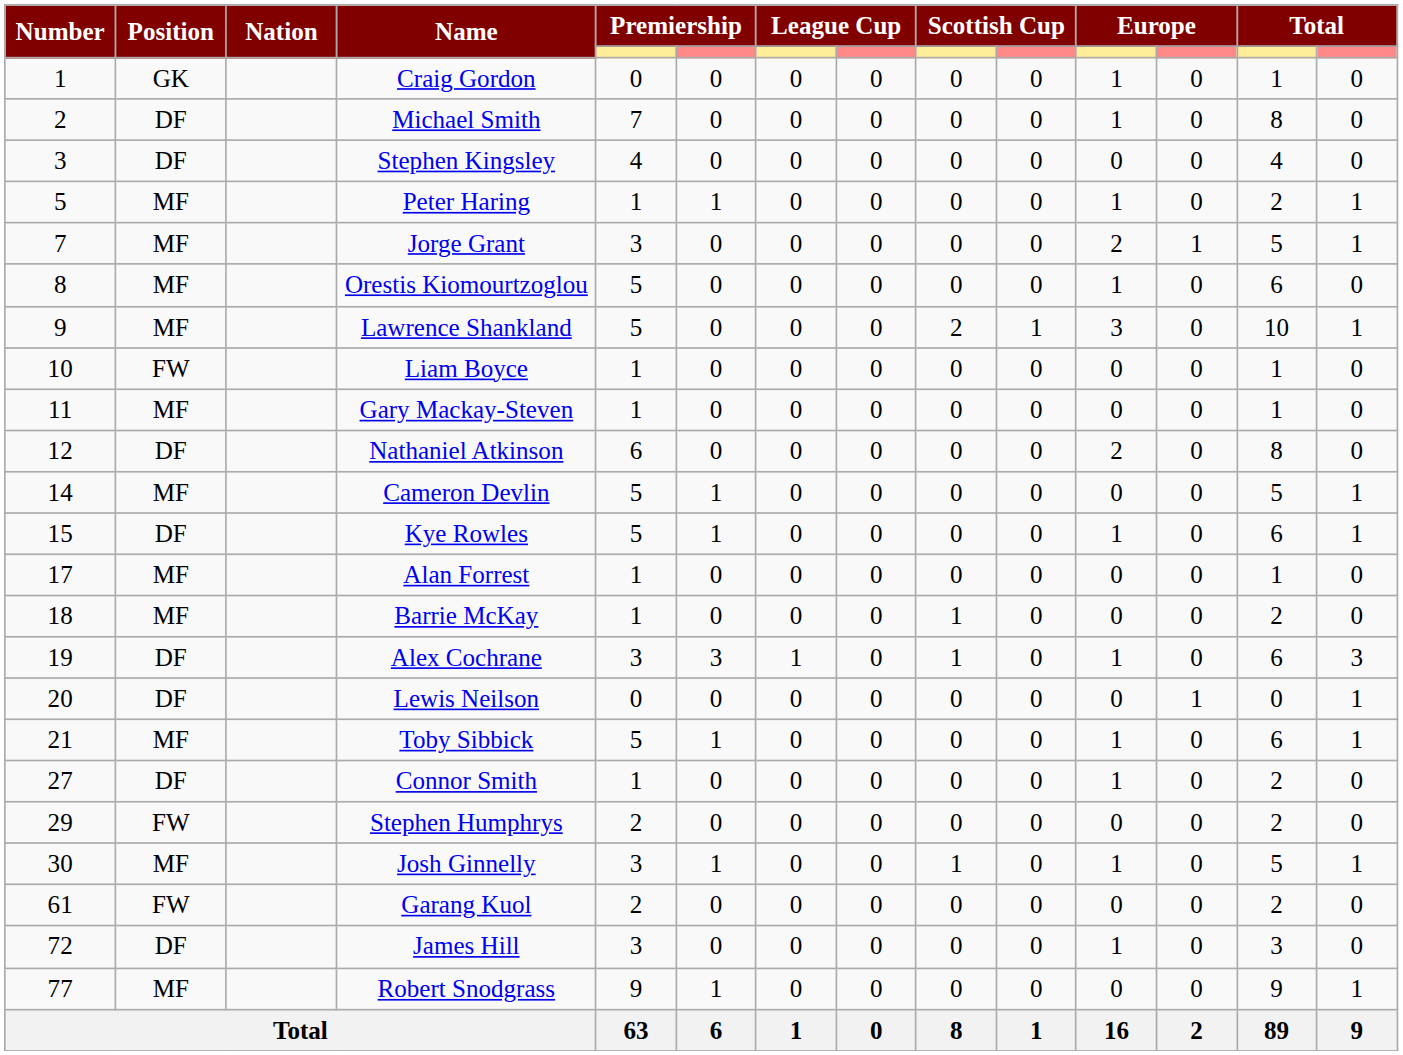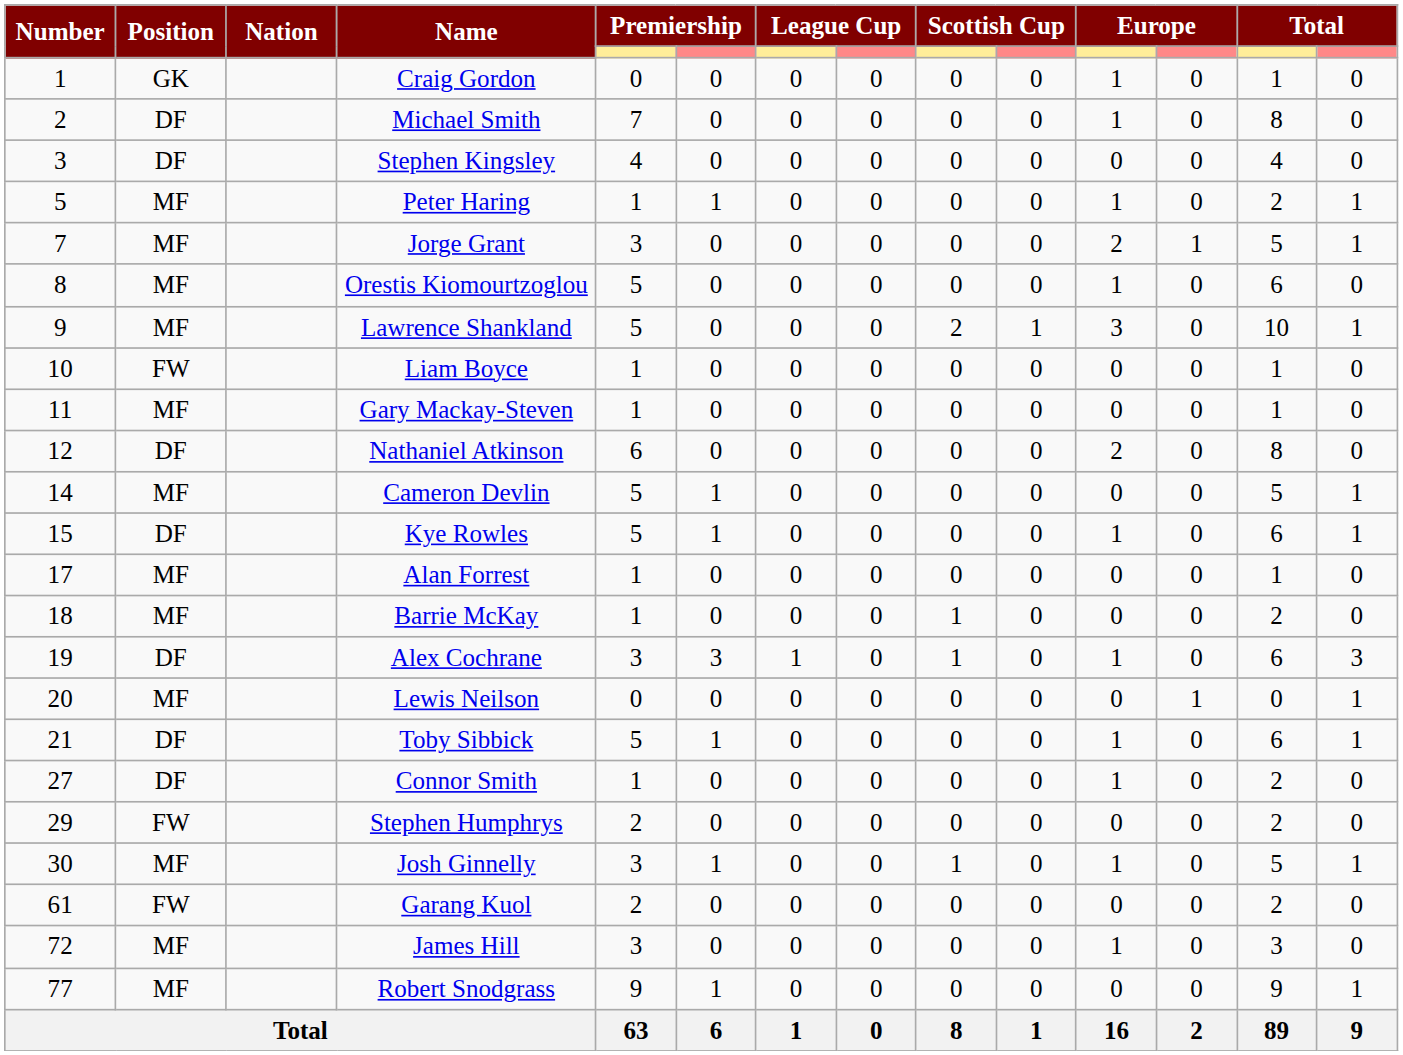(171, 698) DF -> (171, 698) MF
(171, 740) MF -> (171, 740) DF
(171, 946) DF -> (171, 946) MF
